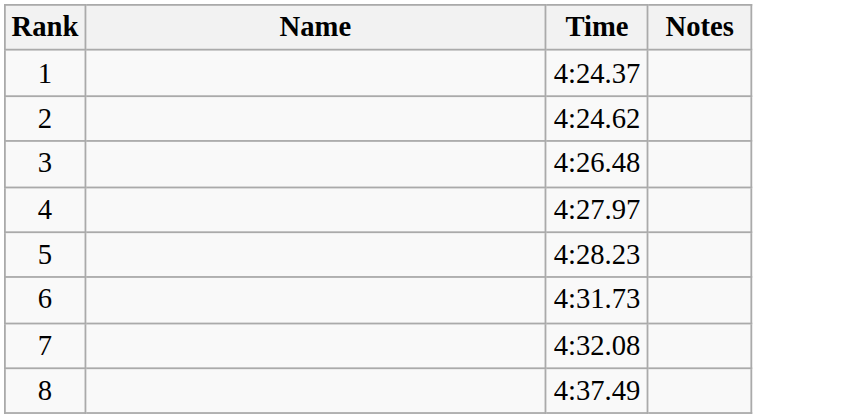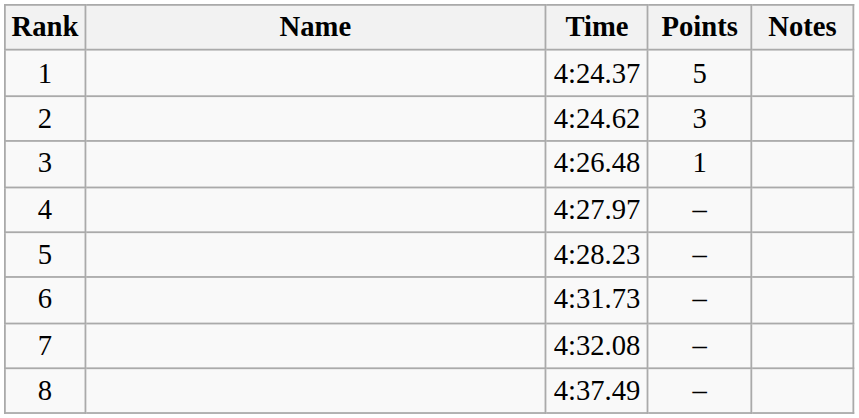+ column: (700, 27)
